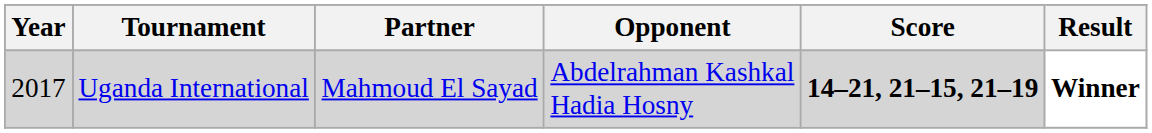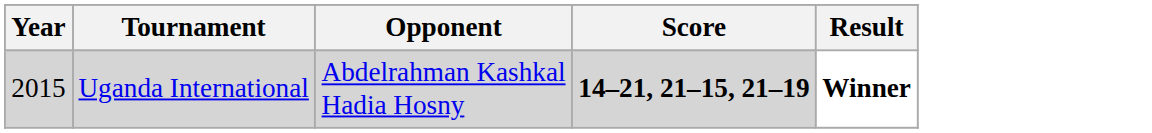- column: (430, 27)
(39, 88) 2017 -> (39, 88) 2015
